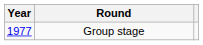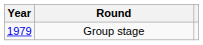(19, 31) 1977 -> (19, 31) 1979
